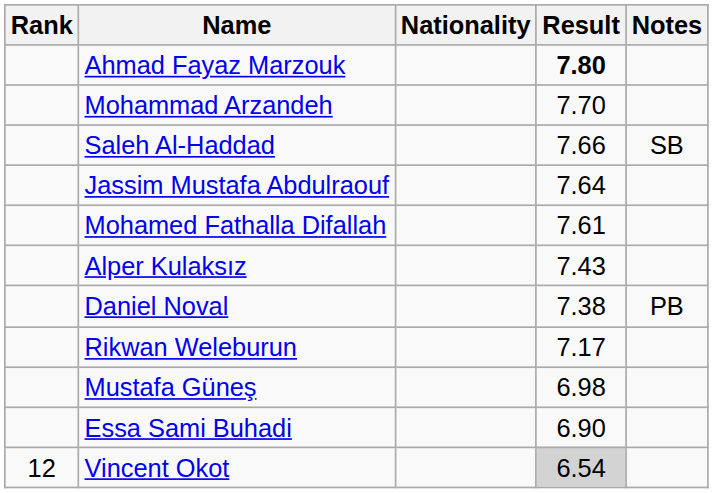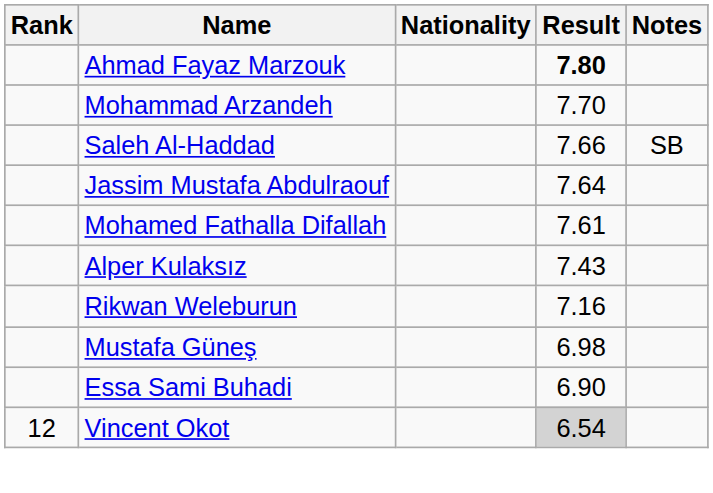- row: (156, 306)
(581, 347) 7.17 -> (581, 306) 7.16
